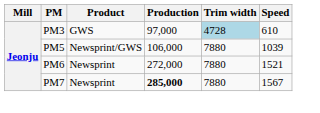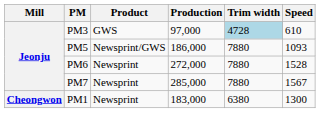(165, 47) 106,000 -> (188, 47) 186,000
(272, 47) 1039 -> (296, 47) 1093
(272, 64) 1521 -> (296, 64) 1528
(165, 82) bold -> (188, 82) normal
+ row: (77, 99)
